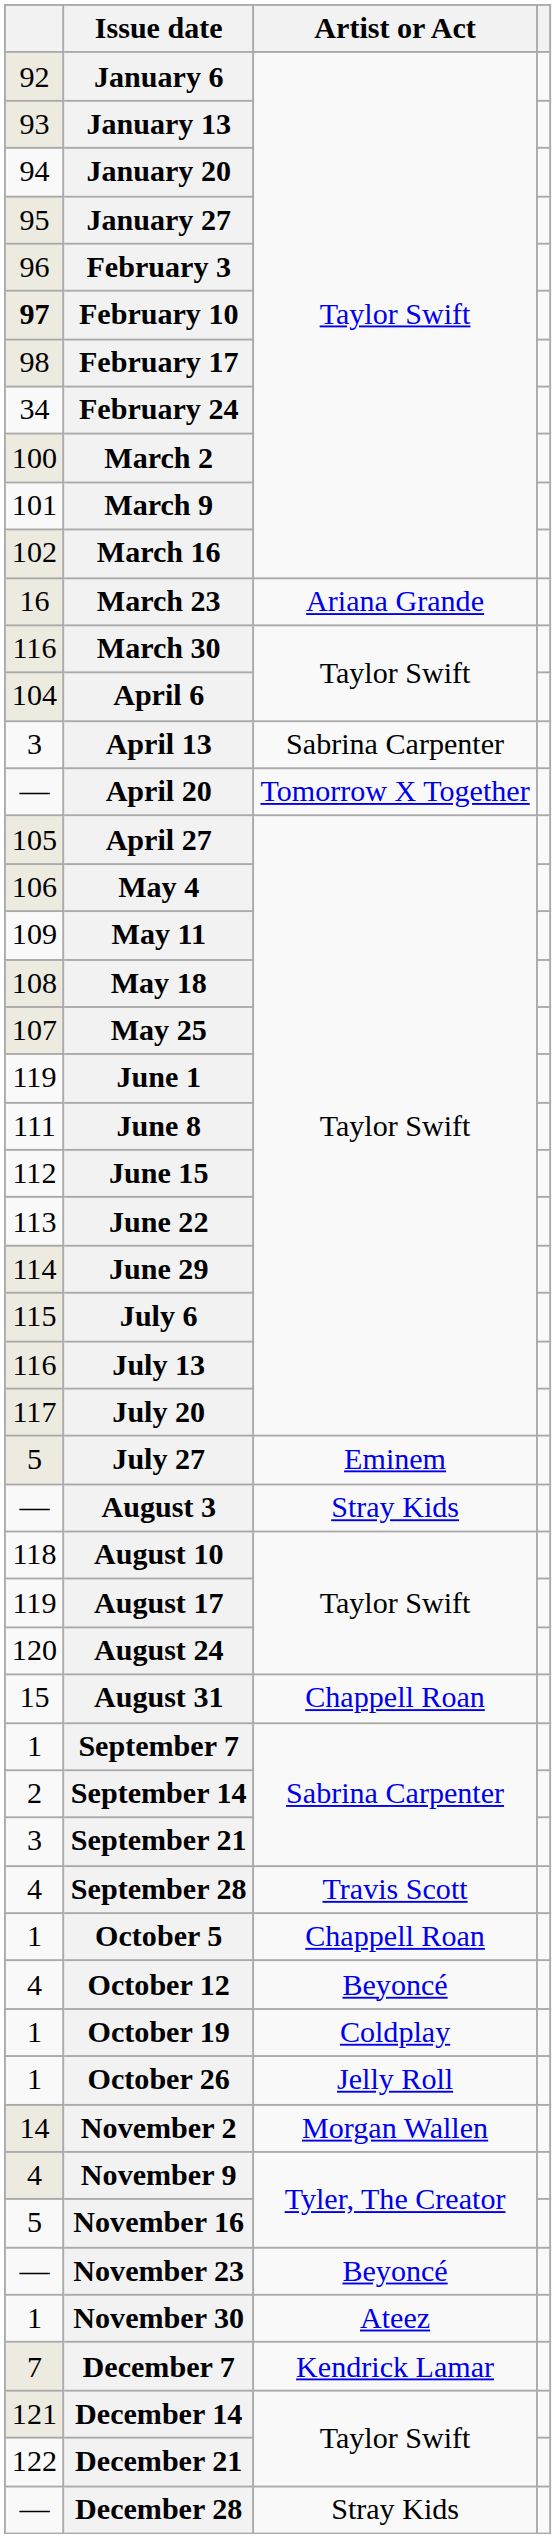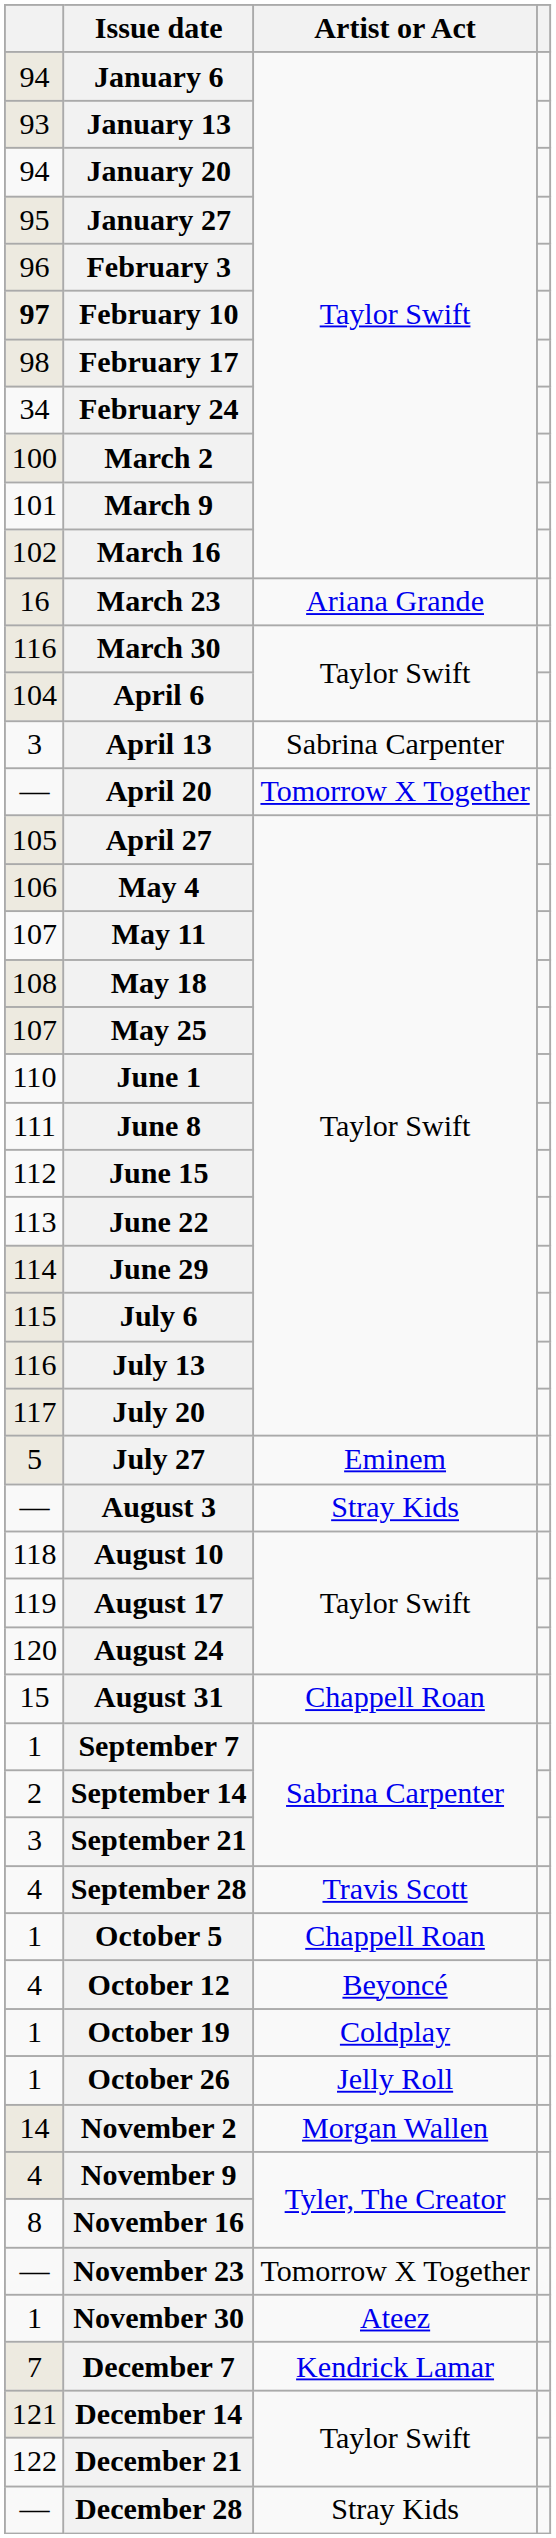(34, 76) 92 -> (34, 76) 94
(34, 934) 109 -> (34, 934) 107
(34, 1077) 119 -> (34, 1077) 110
(34, 2222) 5 -> (34, 2222) 8
(395, 2270) Beyoncé -> (395, 2270) Tomorrow X Together
